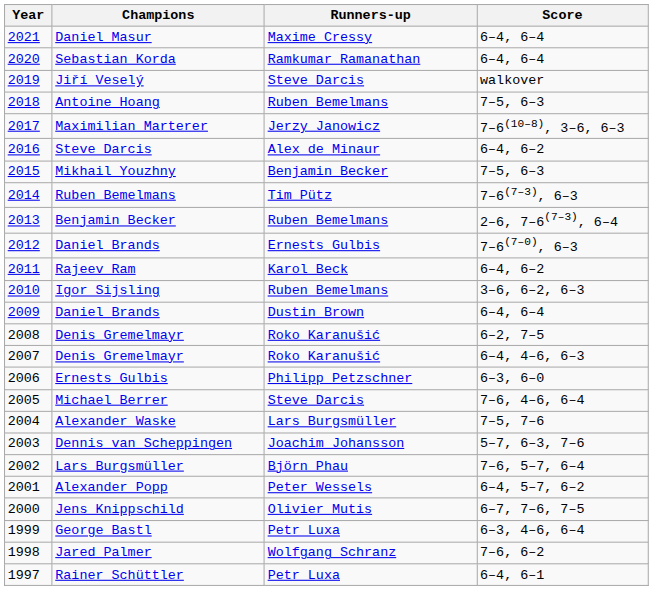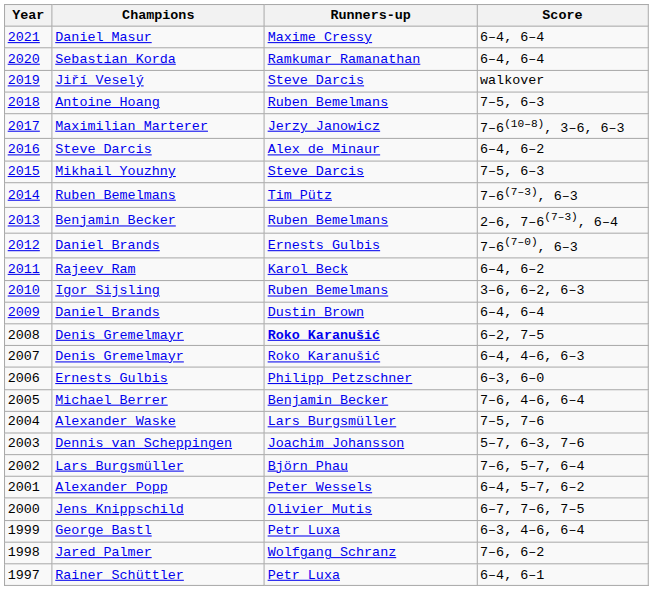(328, 172) Benjamin Becker -> (316, 172) Steve Darcis
(324, 335) normal -> (324, 335) bold
(316, 400) Steve Darcis -> (328, 400) Benjamin Becker
